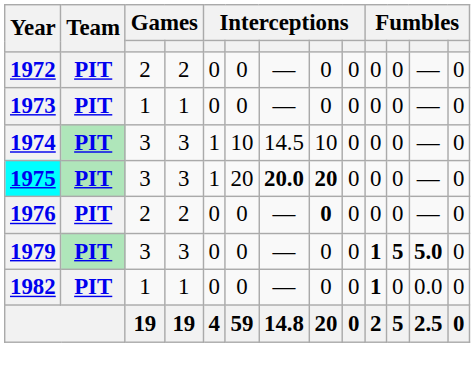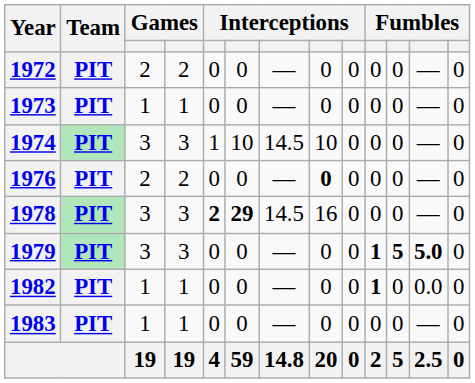- row: (33, 178)
+ row: (33, 214)
+ row: (33, 323)
